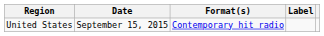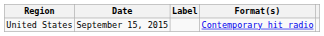columns swapped: (228, 11) <-> (301, 11)
